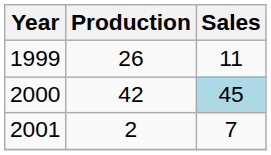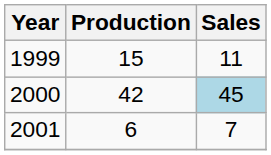(131, 58) 26 -> (131, 58) 15
(131, 130) 2 -> (131, 130) 6
